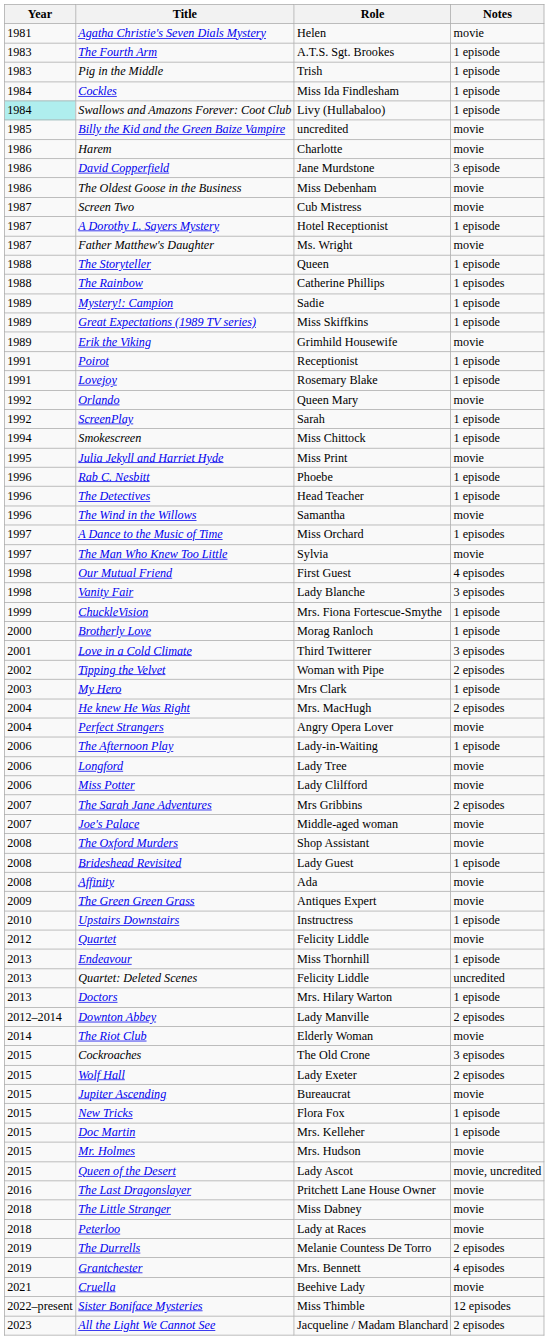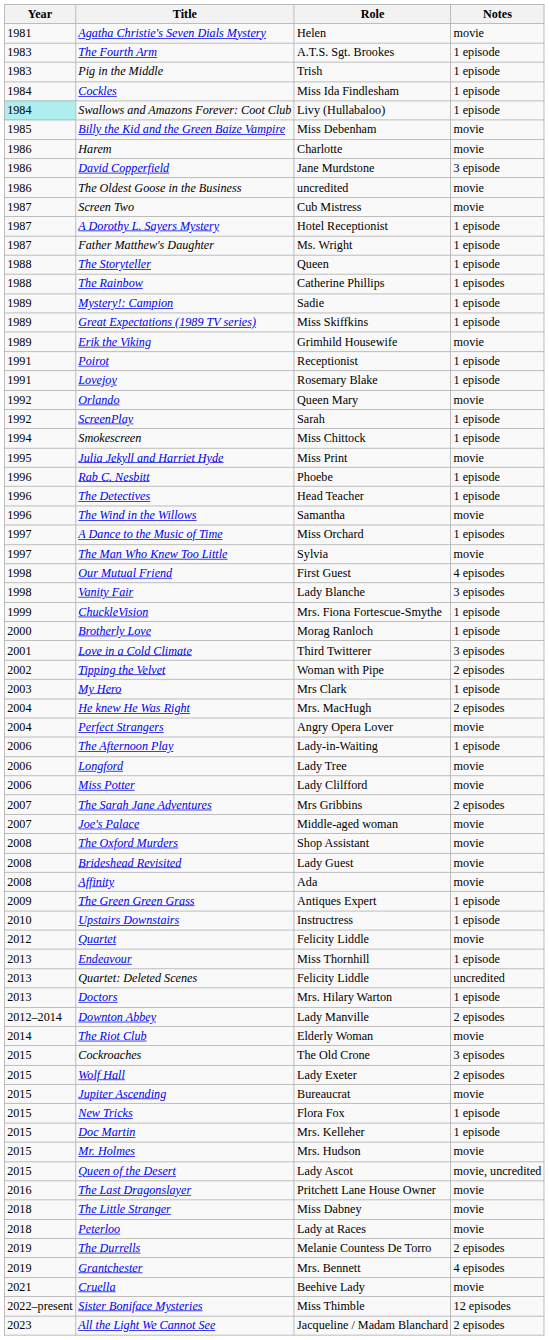(323, 129) uncredited -> (337, 129) Miss Debenham
(337, 187) Miss Debenham -> (323, 187) uncredited
(469, 245) movie -> (477, 245) 1 episode
(477, 862) 1 episode -> (469, 862) movie
(469, 901) movie -> (477, 901) 1 episode
